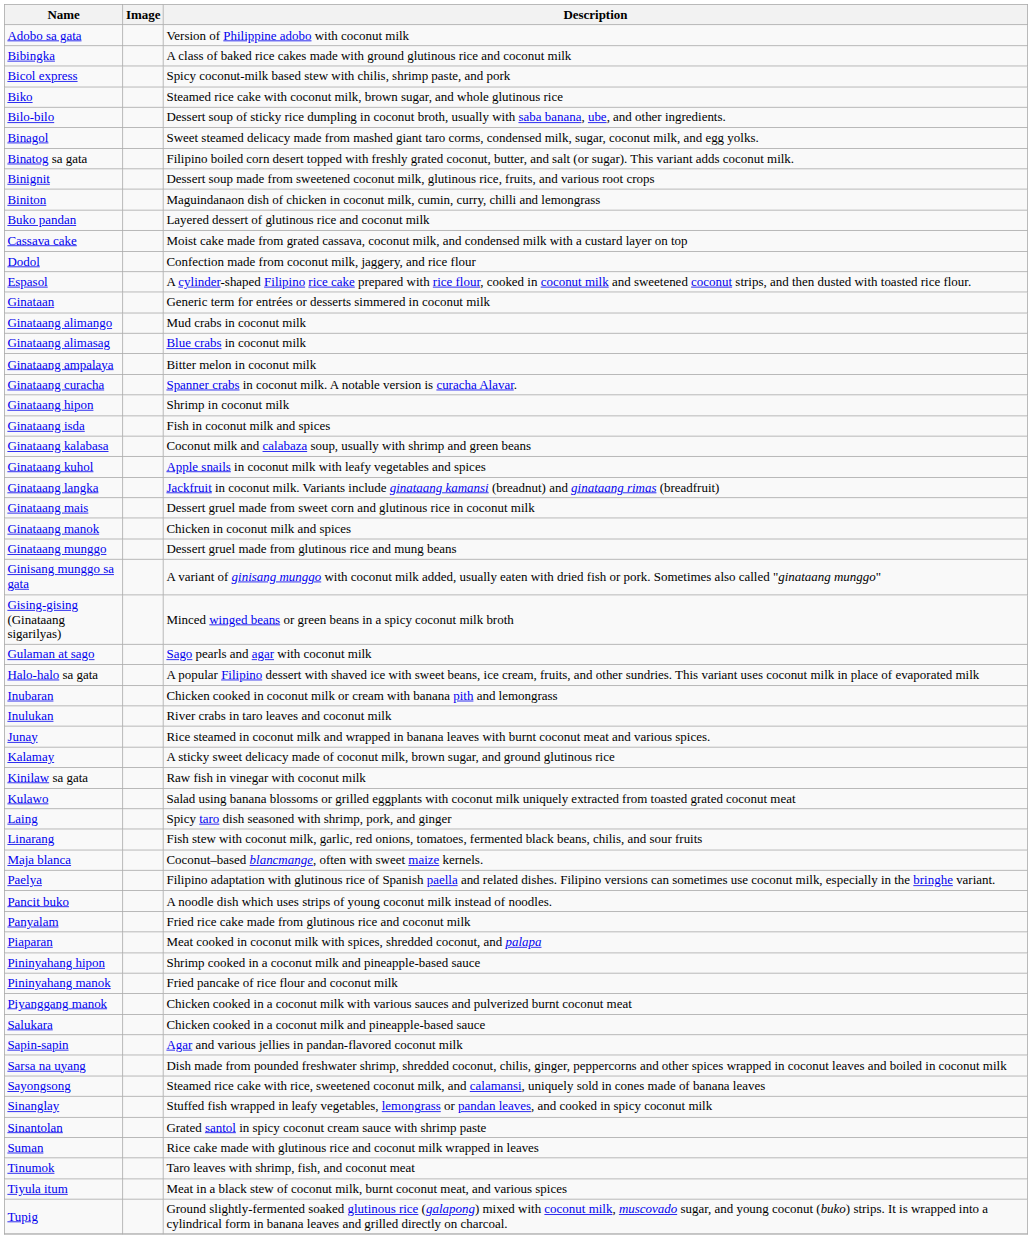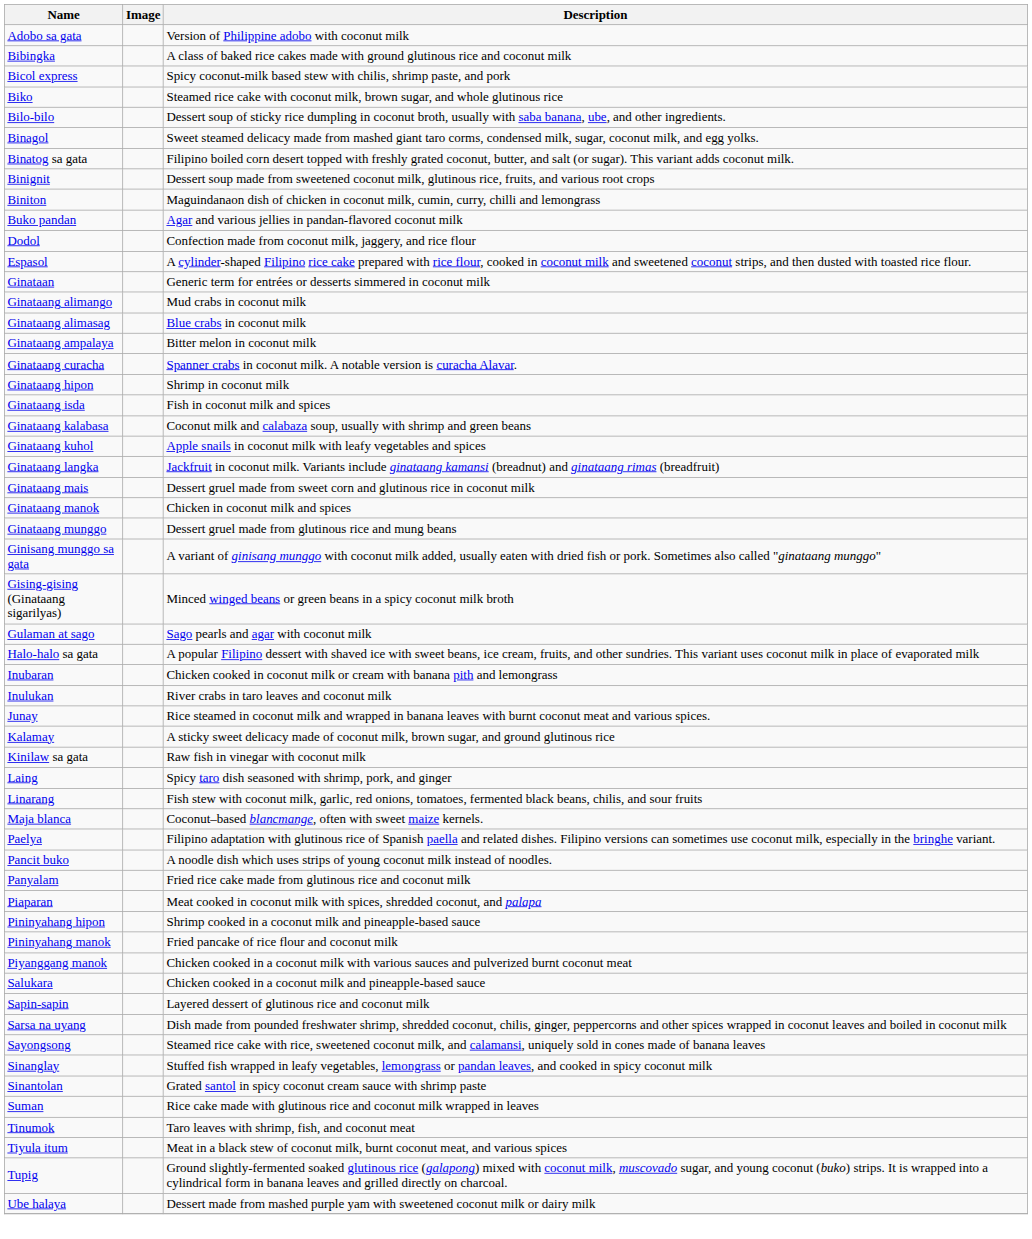(298, 220) Layered dessert of glutinous rice and coconut milk -> (315, 220) Agar and various jellies in pandan-flavored coconut milk
- row: (42, 240)
- row: (28, 798)
(315, 1045) Agar and various jellies in pandan-flavored coconut milk -> (298, 1003) Layered dessert of glutinous rice and coconut milk
+ row: (37, 1203)
